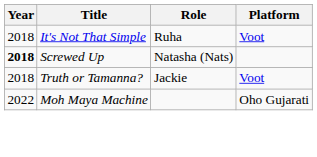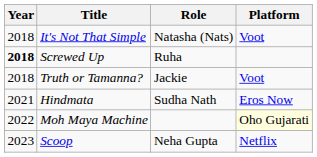(168, 36) Ruha -> (194, 36) Natasha (Nats)
(194, 57) Natasha (Nats) -> (168, 57) Ruha
+ row: (67, 99)
(274, 99) no background -> (274, 120) lightyellow background
+ row: (56, 141)
